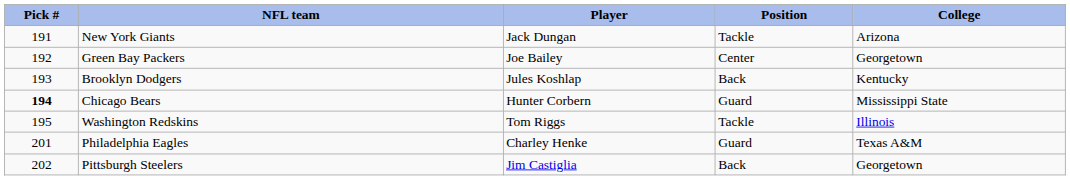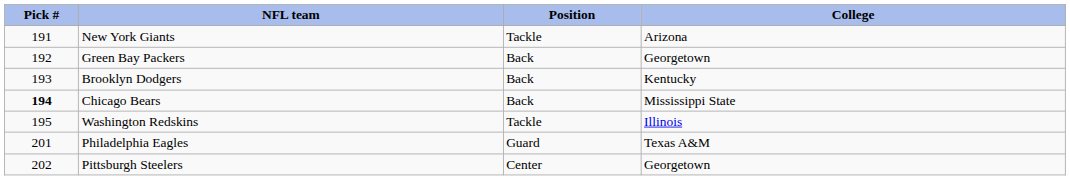- column: (609, 15)
(736, 57) Center -> (520, 57) Back
(735, 100) Guard -> (520, 100) Back
(732, 164) Back -> (524, 164) Center
